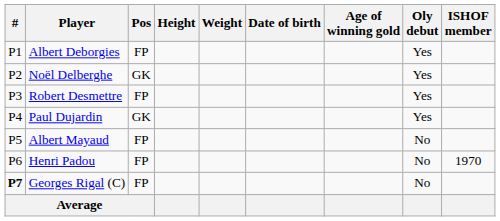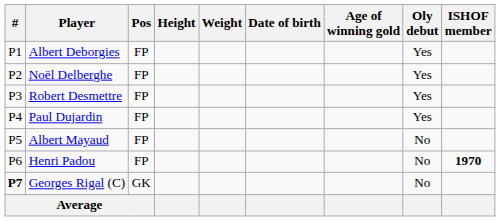(141, 74) GK -> (141, 74) FP
(141, 117) GK -> (141, 117) FP
(468, 161) normal -> (468, 161) bold
(141, 182) FP -> (141, 182) GK
